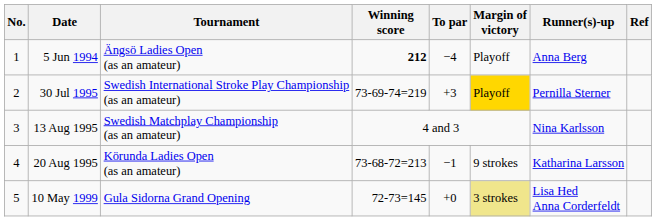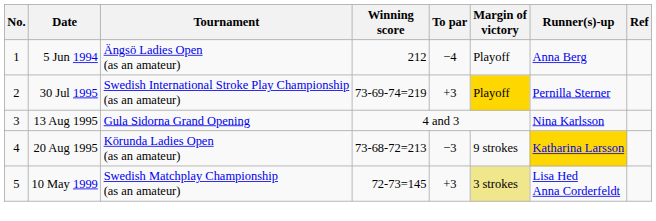(417, 57) bold -> (417, 57) normal
(191, 128) Swedish Matchplay Championship (as an amateur) -> (177, 120) Gula Sidorna Grand Opening
(450, 163) −1 -> (450, 148) −3
(578, 163) no background -> (578, 148) gold background
(177, 198) Gula Sidorna Grand Opening -> (191, 184) Swedish Matchplay Championship (as an amateur)
(450, 198) +0 -> (450, 184) +3
